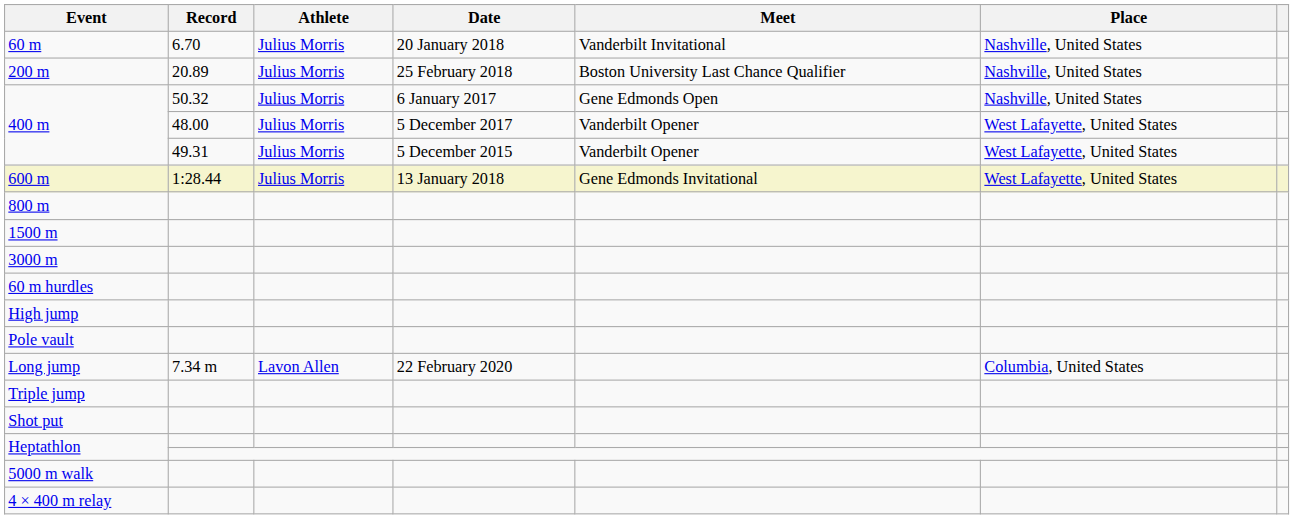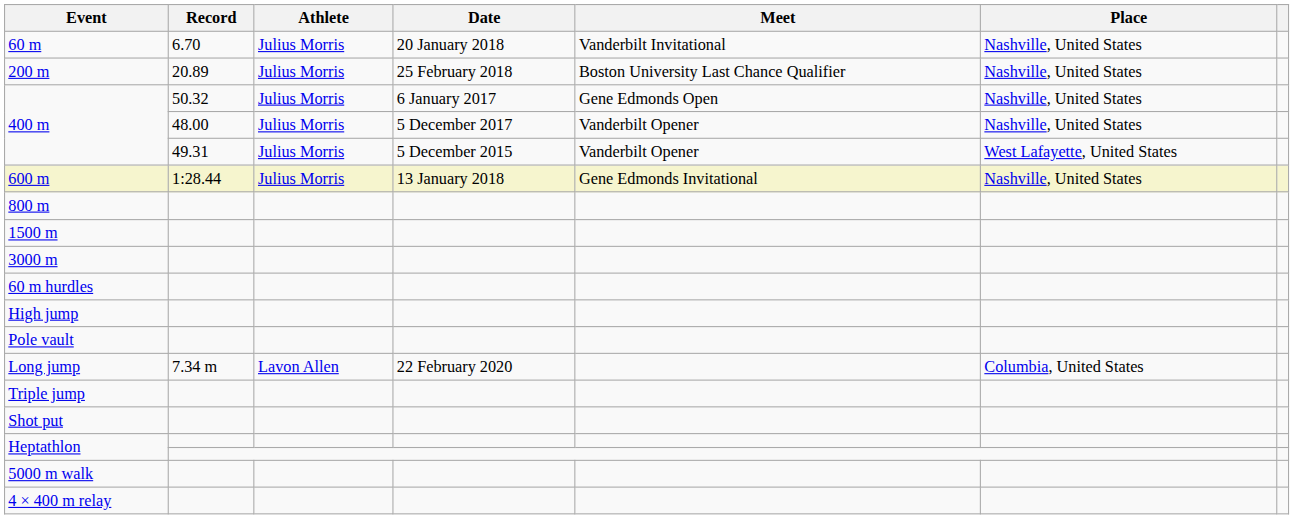(1081, 125) West Lafayette, United States -> (1063, 125) Nashville, United States
(1081, 178) West Lafayette, United States -> (1063, 178) Nashville, United States
